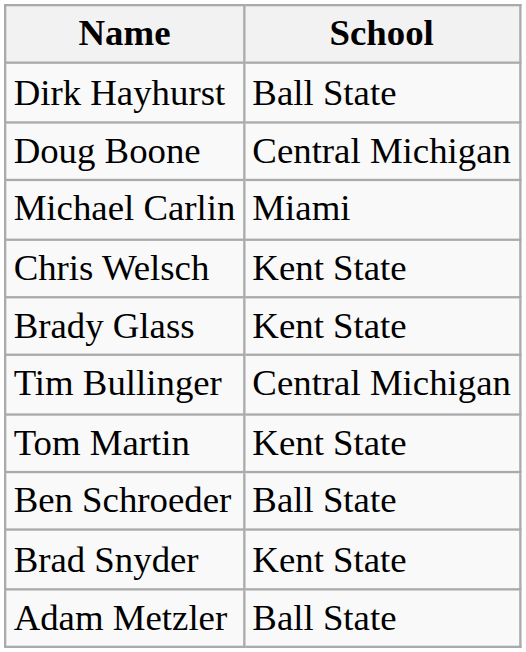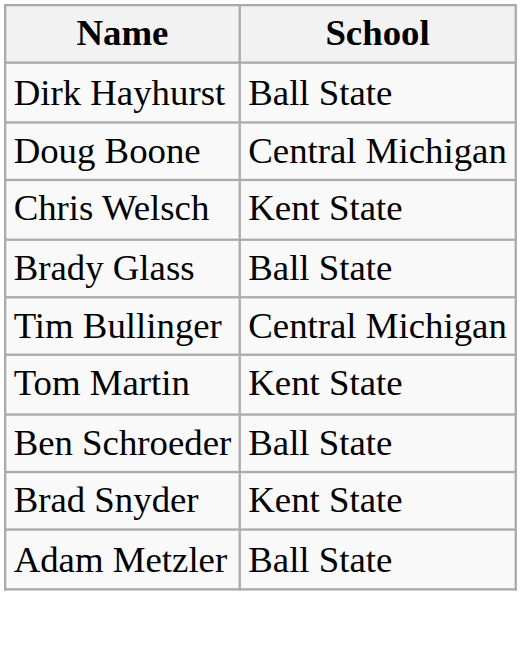- row: (125, 208)
(330, 325) Kent State -> (320, 267) Ball State
